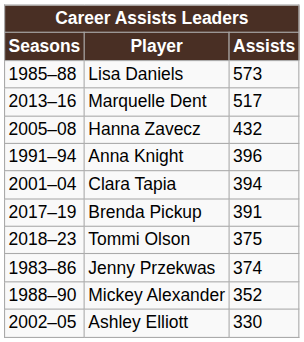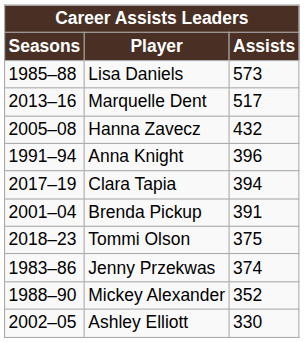(43, 184) 2001–04 -> (43, 184) 2017–19
(43, 212) 2017–19 -> (43, 212) 2001–04
